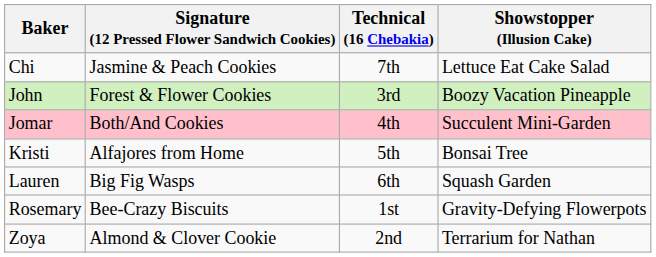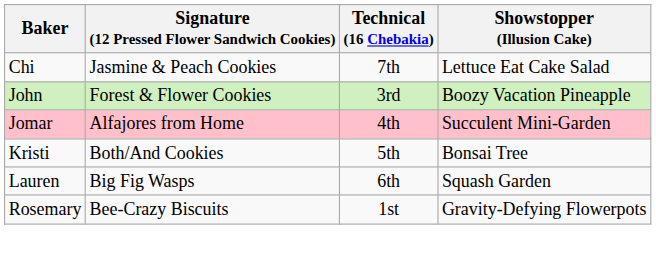(157, 124) Both/And Cookies -> (167, 124) Alfajores from Home
(167, 152) Alfajores from Home -> (157, 152) Both/And Cookies
- row: (27, 237)
